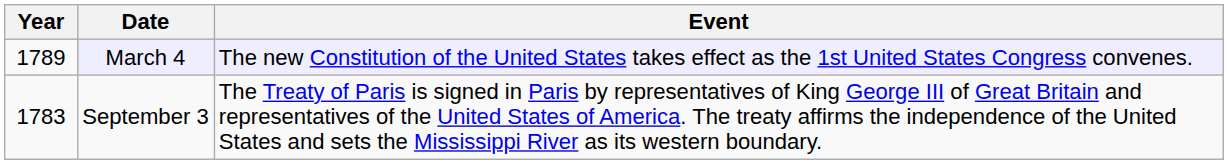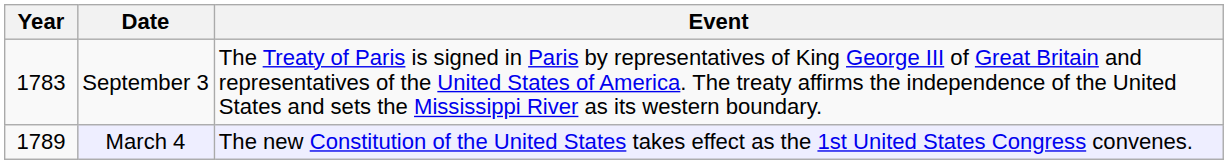rows swapped: (145, 57) <-> (145, 116)
